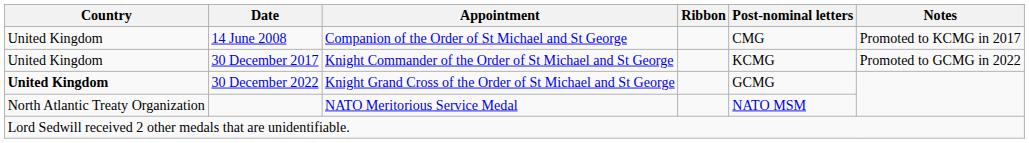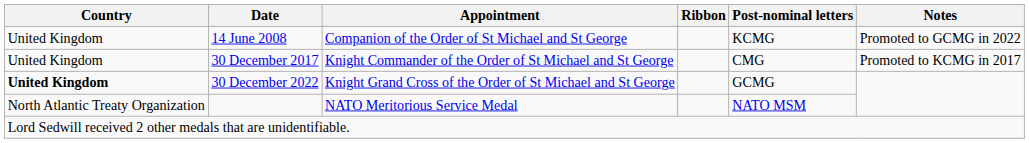(748, 37) CMG -> (753, 37) KCMG
(940, 37) Promoted to KCMG in 2017 -> (940, 37) Promoted to GCMG in 2022
(753, 60) KCMG -> (748, 60) CMG
(940, 60) Promoted to GCMG in 2022 -> (940, 60) Promoted to KCMG in 2017
